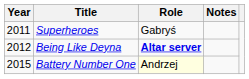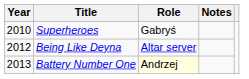(19, 30) 2011 -> (19, 30) 2010
(171, 47) bold -> (169, 47) normal
(19, 64) 2015 -> (19, 64) 2013
